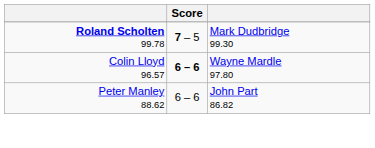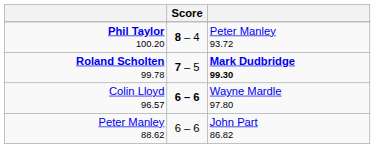+ row: (136, 37)
(250, 37) normal -> (252, 67) bold
